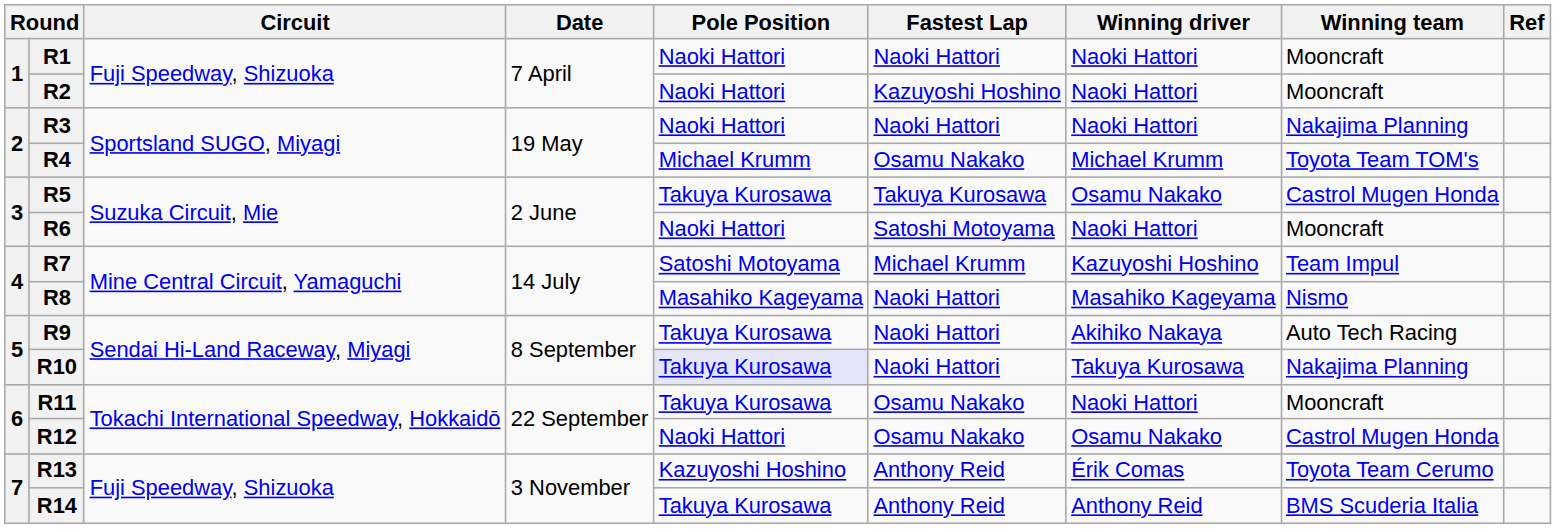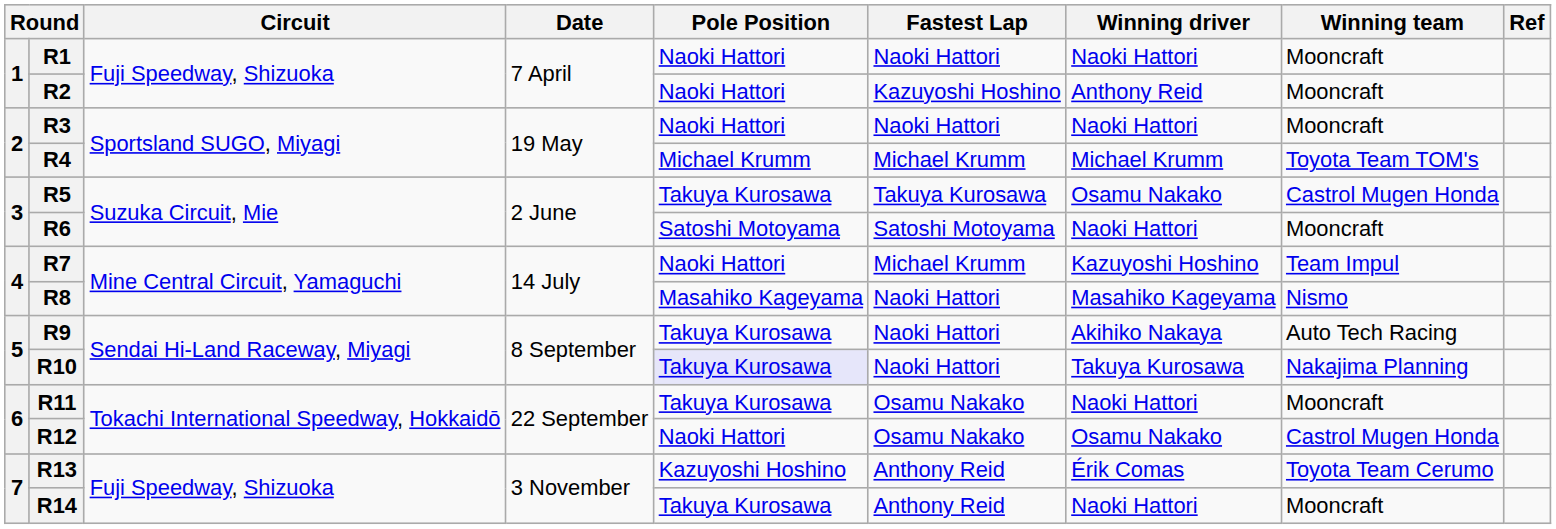(1134, 91) Naoki Hattori -> (1137, 91) Anthony Reid
(1377, 125) Nakajima Planning -> (1335, 125) Mooncraft
(949, 160) Osamu Nakako -> (949, 160) Michael Krumm
(722, 229) Naoki Hattori -> (749, 229) Satoshi Motoyama
(749, 263) Satoshi Motoyama -> (722, 263) Naoki Hattori
(1137, 505) Anthony Reid -> (1134, 505) Naoki Hattori
(1382, 505) BMS Scuderia Italia -> (1335, 505) Mooncraft
